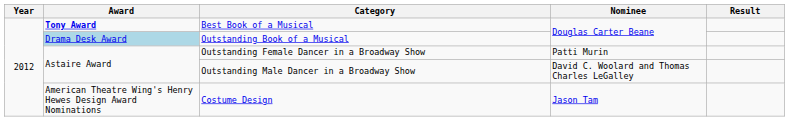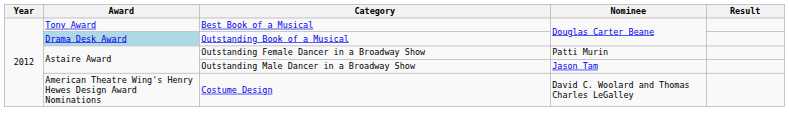(71, 25) bold -> (71, 25) normal
(621, 71) David C. Woolard and Thomas Charles LeGalley -> (575, 66) Jason Tam
(575, 100) Jason Tam -> (621, 90) David C. Woolard and Thomas Charles LeGalley
